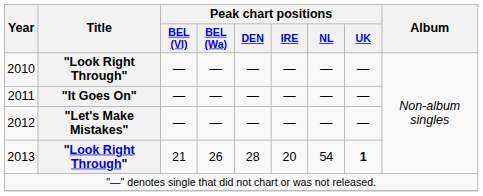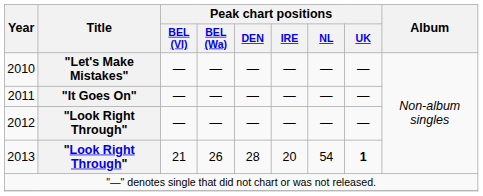(99, 69) "Look Right Through" -> (99, 69) "Let's Make Mistakes"
(99, 123) "Let's Make Mistakes" -> (99, 123) "Look Right Through"
